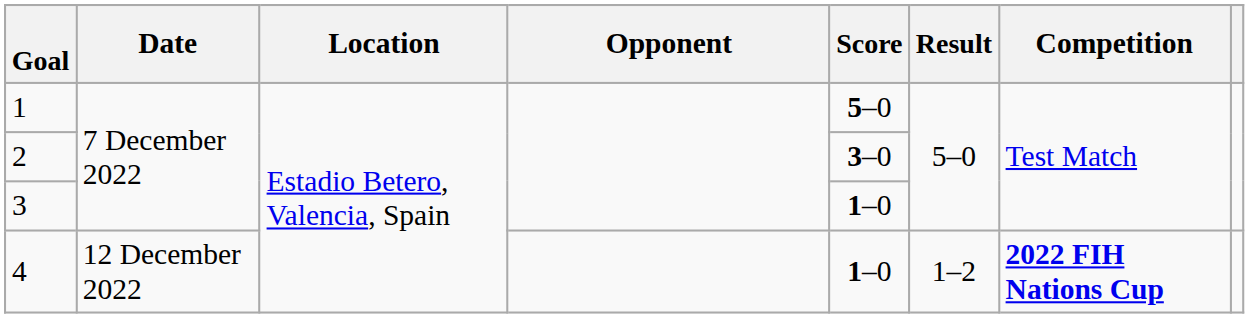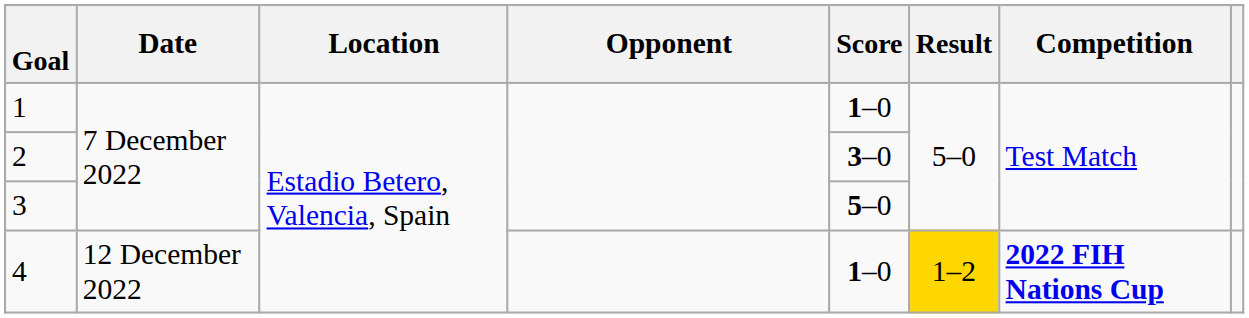(869, 108) 5–0 -> (869, 108) 1–0
(869, 205) 1–0 -> (869, 205) 5–0
(954, 271) no background -> (954, 271) gold background
